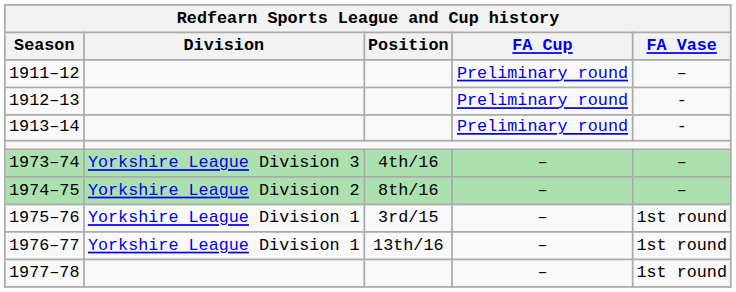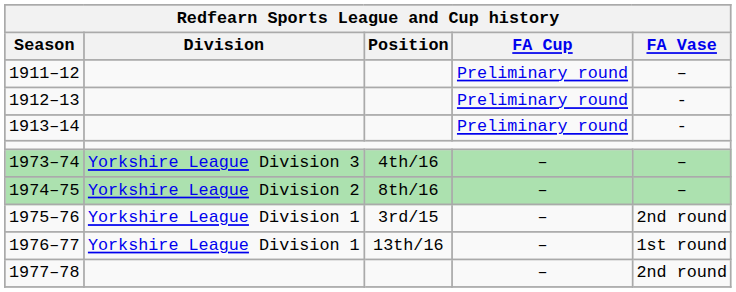(682, 218) 1st round -> (682, 218) 2nd round
(682, 272) 1st round -> (682, 272) 2nd round
